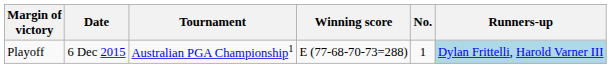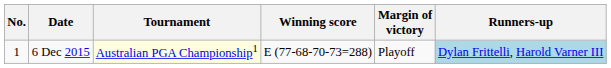columns swapped: (423, 22) <-> (34, 22)
(213, 52) no background -> (177, 52) lightyellow background
